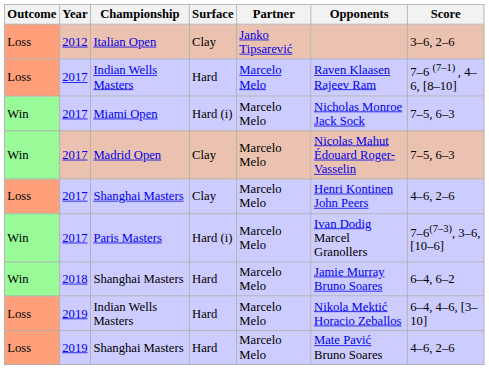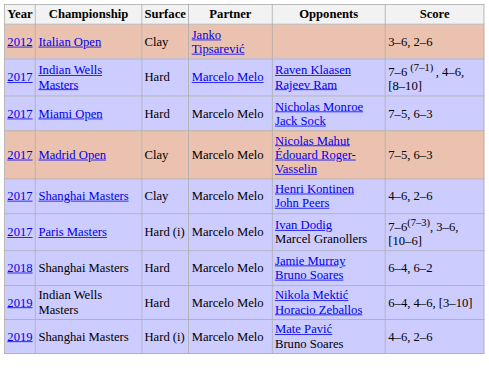- column: (32, 14)
(212, 113) Hard (i) -> (157, 113) Hard
(205, 347) Hard -> (165, 336) Hard (i)
